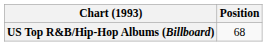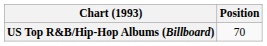(240, 31) 68 -> (240, 31) 70
